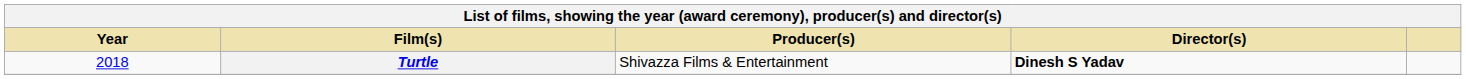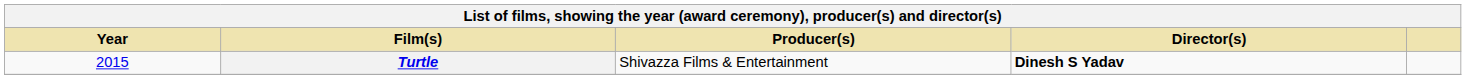(112, 62) 2018 -> (112, 62) 2015
